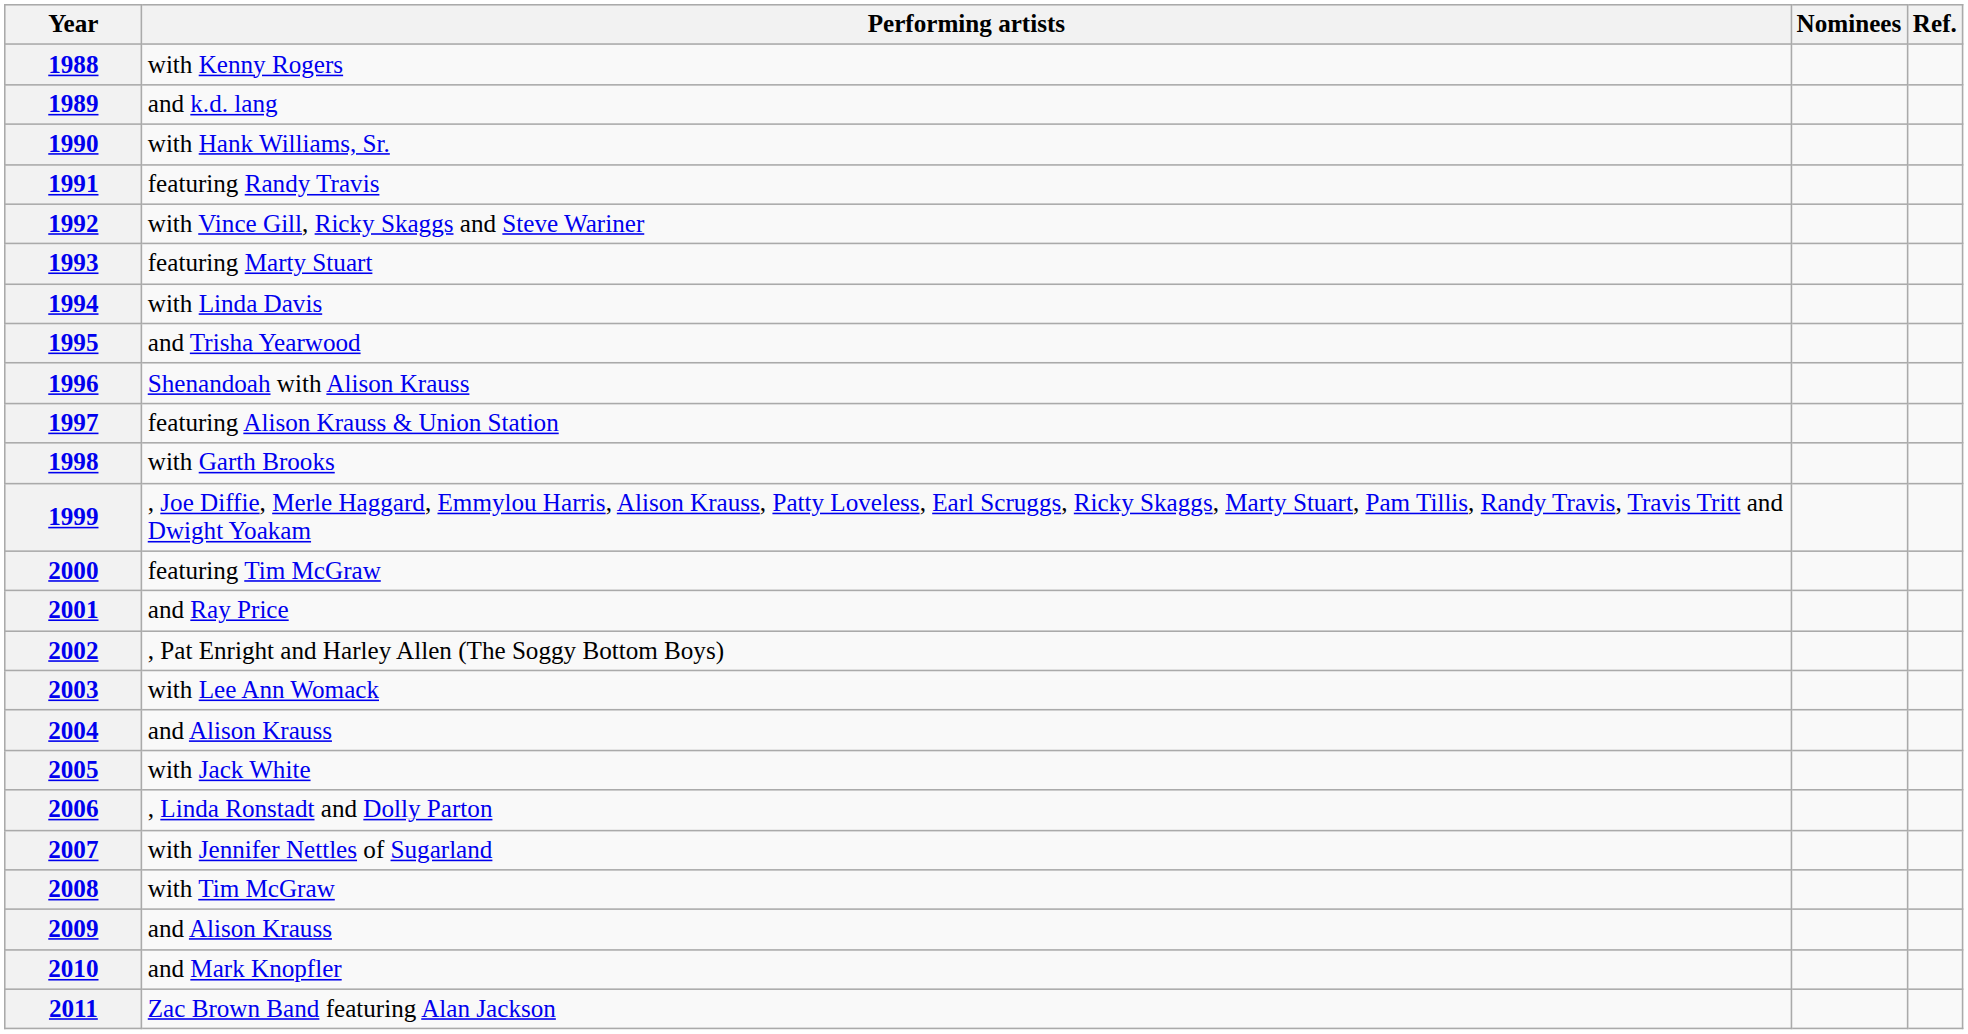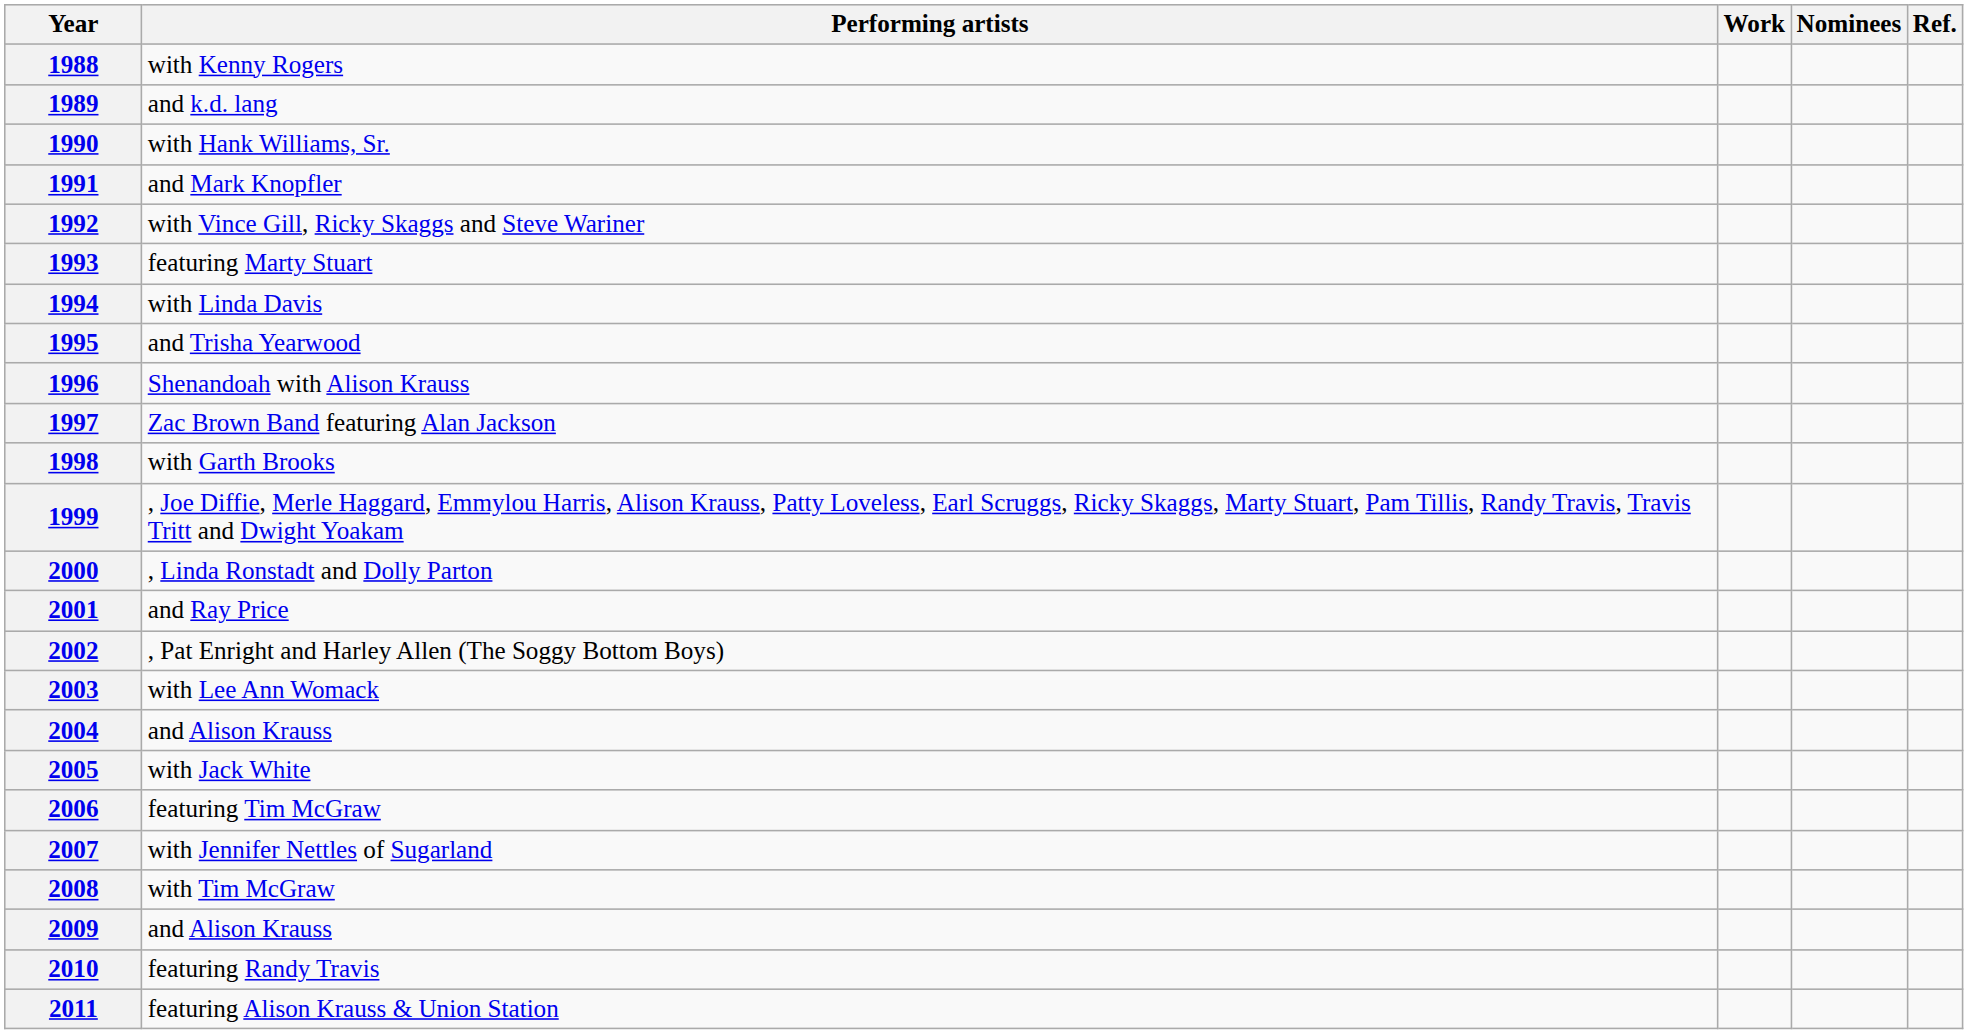+ column: (1754, 24)
(264, 183) featuring Randy Travis -> (245, 183) and Mark Knopfler
(353, 422) featuring Alison Krauss & Union Station -> (352, 422) Zac Brown Band featuring Alan Jackson
(264, 570) featuring Tim McGraw -> (320, 570) , Linda Ronstadt and Dolly Parton
(320, 809) , Linda Ronstadt and Dolly Parton -> (264, 809) featuring Tim McGraw
(245, 968) and Mark Knopfler -> (264, 968) featuring Randy Travis
(352, 1008) Zac Brown Band featuring Alan Jackson -> (353, 1008) featuring Alison Krauss & Union Station
